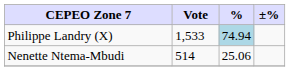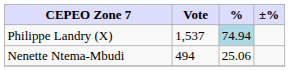(190, 35) 1,533 -> (190, 35) 1,537
(185, 55) 514 -> (185, 55) 494
